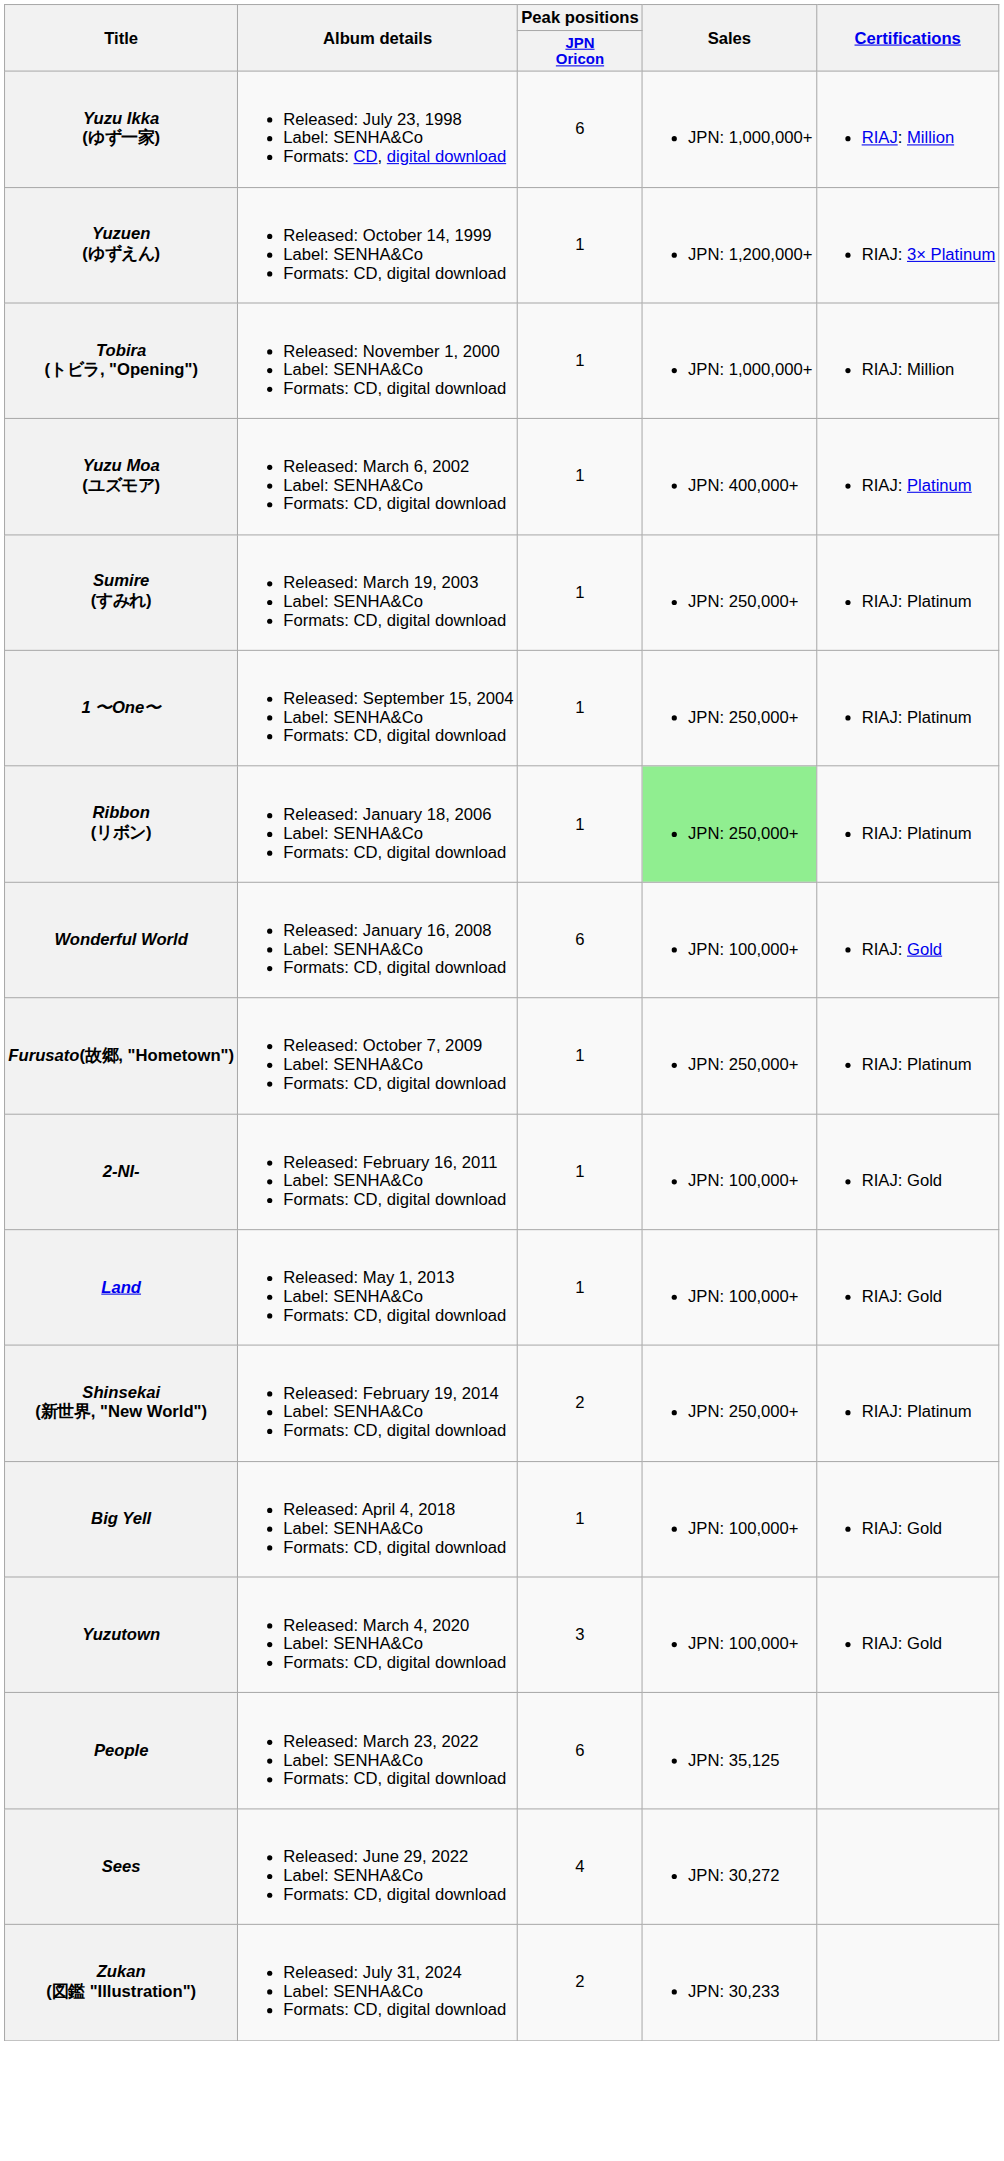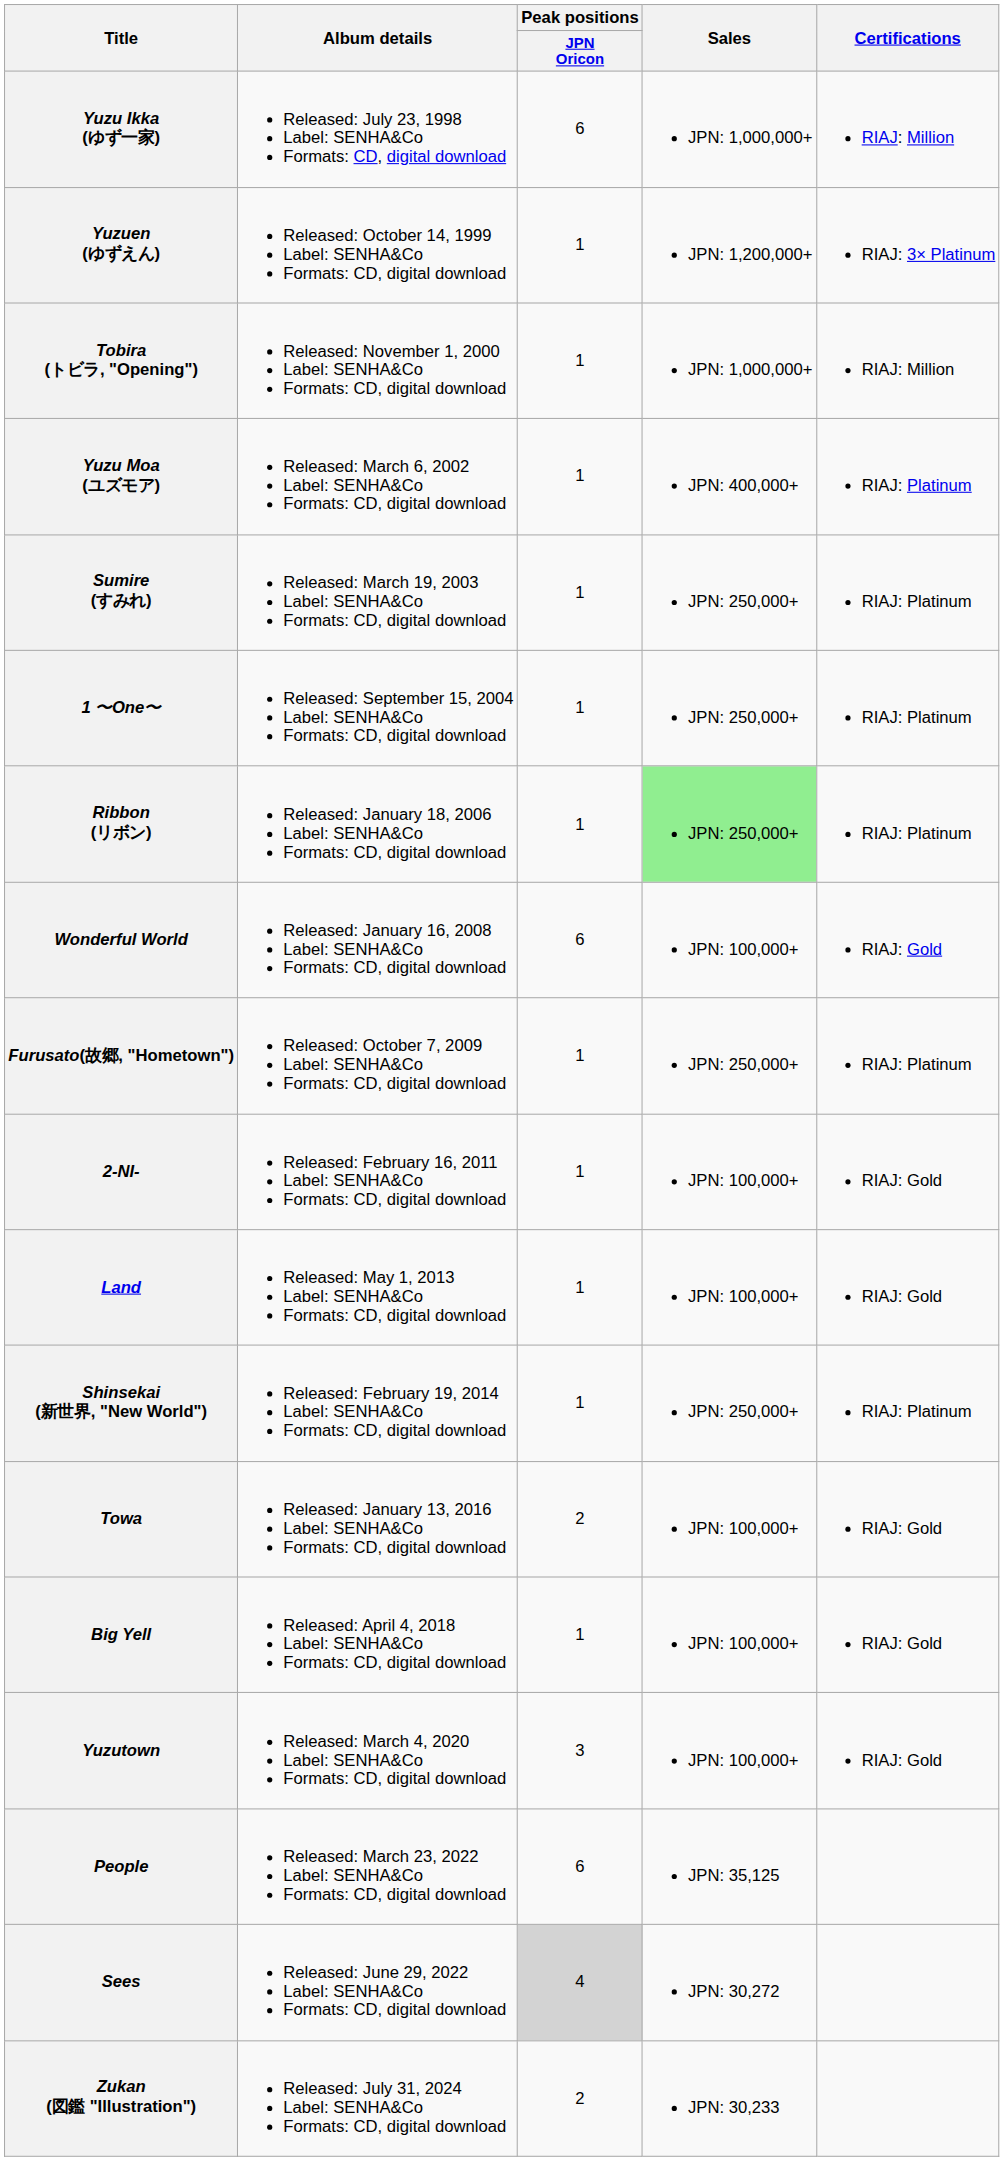(580, 1403) 2 -> (580, 1403) 1
+ row: (121, 1519)
(580, 1866) no background -> (580, 1982) lightgrey background
